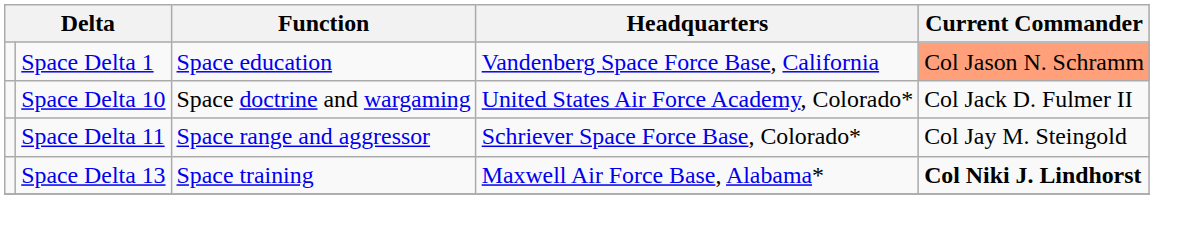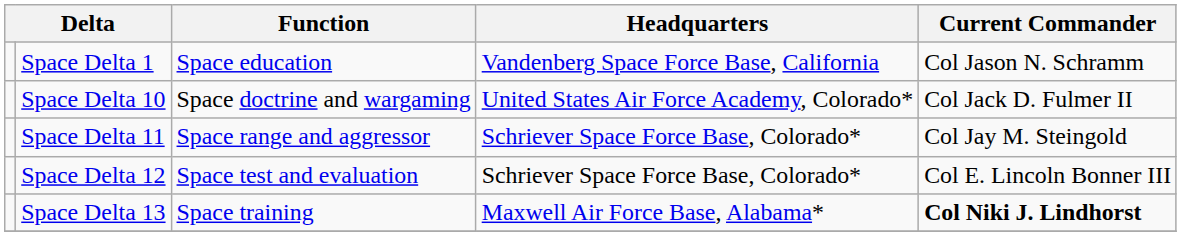(1034, 61) lightsalmon background -> (1034, 61) no background
+ row: (93, 174)
